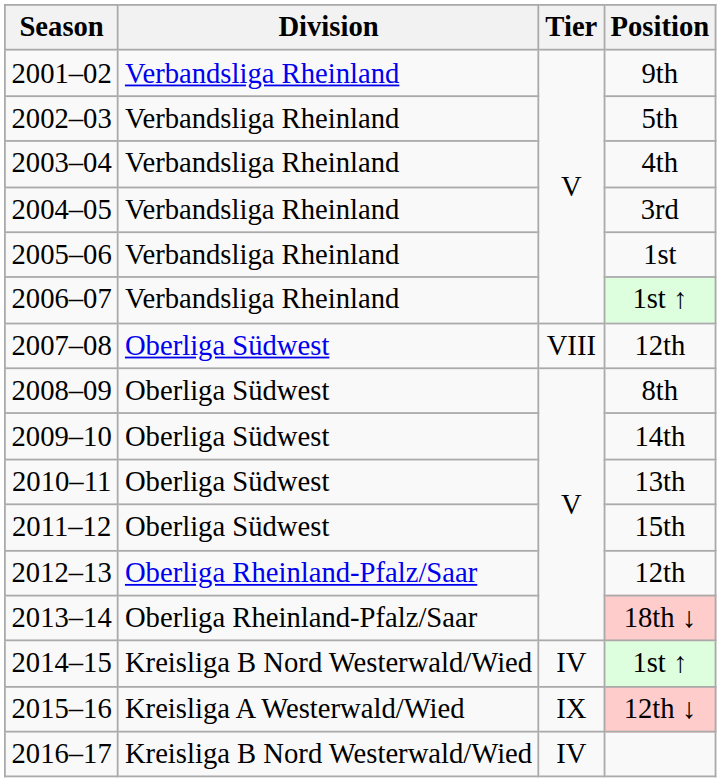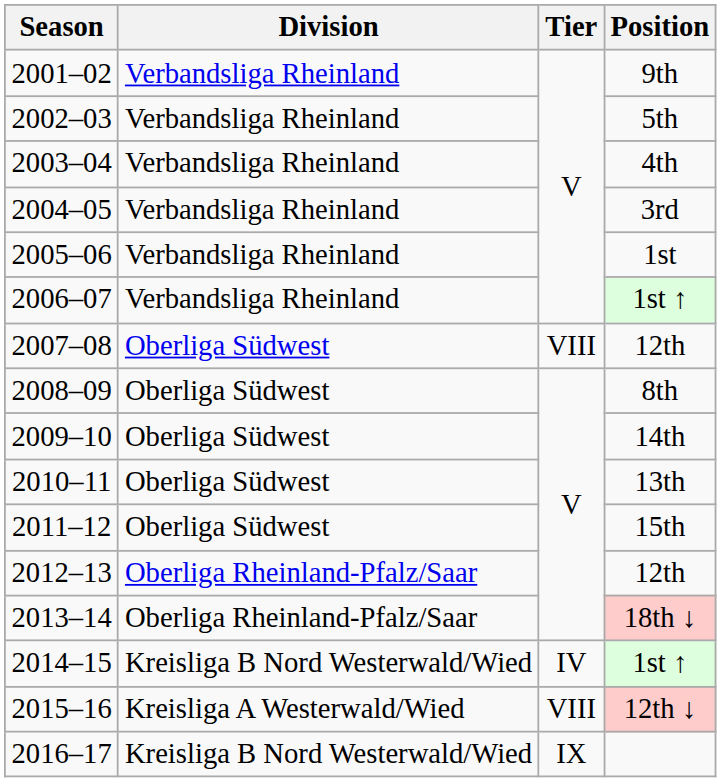(571, 708) IX -> (571, 708) VIII
(571, 753) IV -> (571, 753) IX
